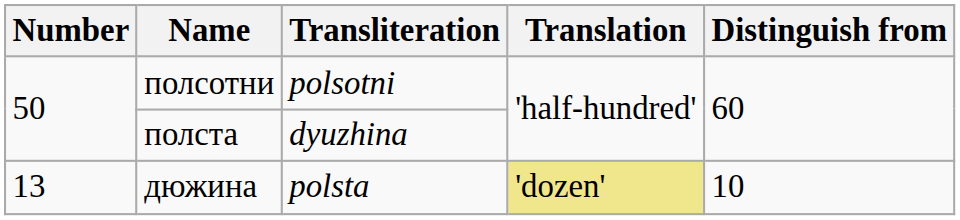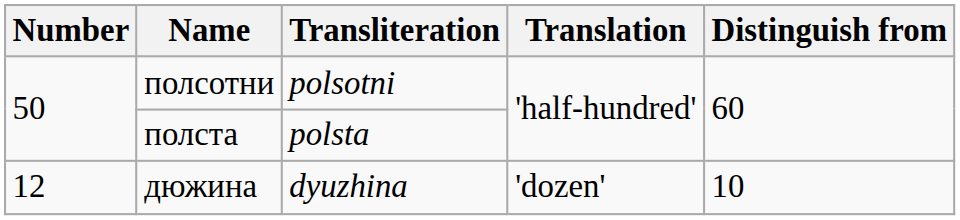(349, 134) dyuzhina -> (329, 134) polsta
(29, 186) 13 -> (29, 186) 12
(329, 186) polsta -> (349, 186) dyuzhina
(560, 186) khaki background -> (560, 186) no background
